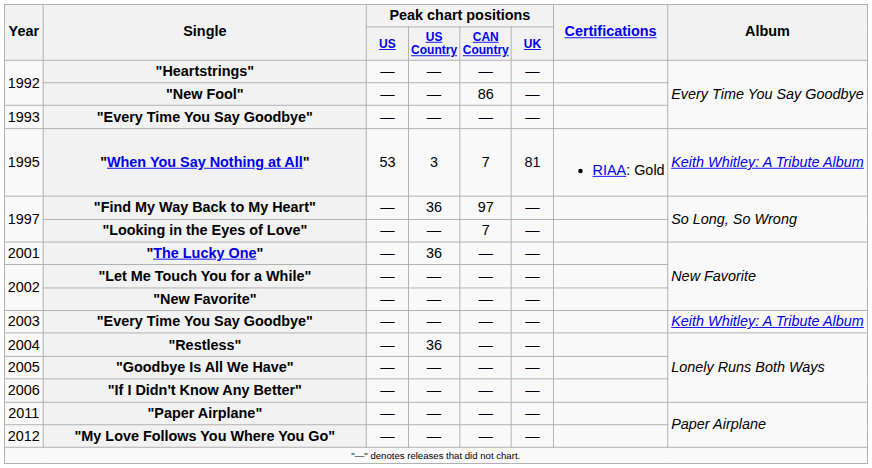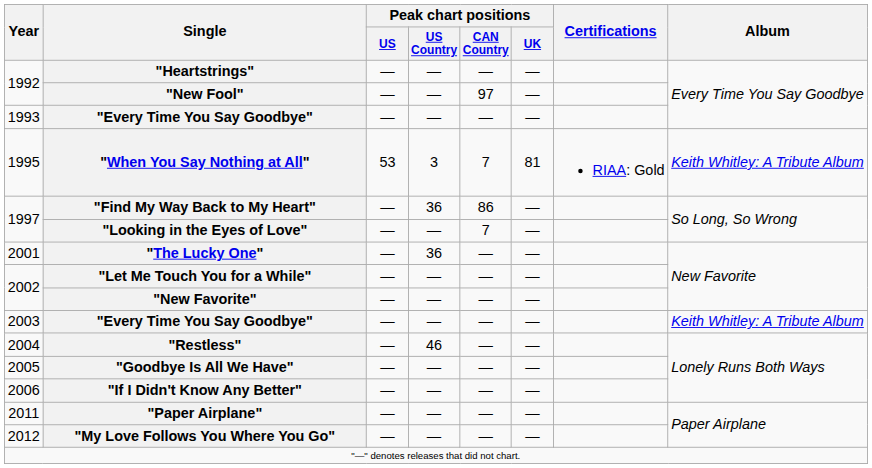(486, 94) 86 -> (486, 94) 97
(486, 207) 97 -> (486, 207) 86
(434, 344) 36 -> (434, 344) 46
